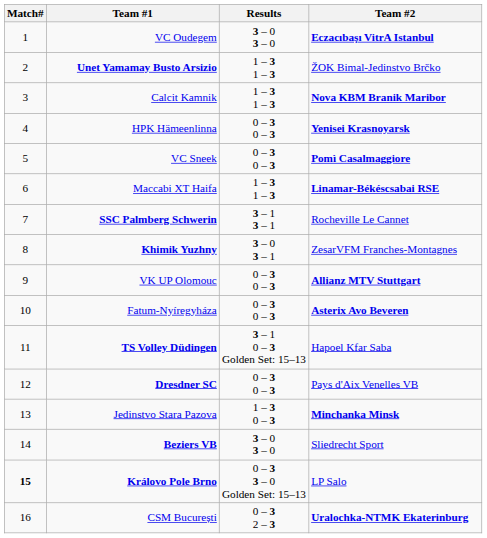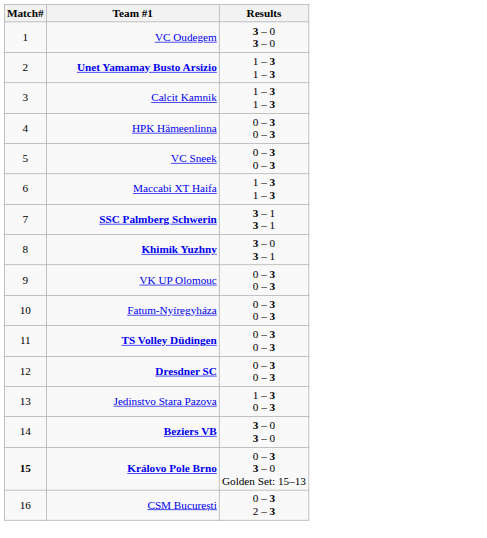- column: (395, 13)
(264, 347) 3 – 1 0 – 3 Golden Set: 15–13 -> (264, 341) 0 – 3 0 – 3
